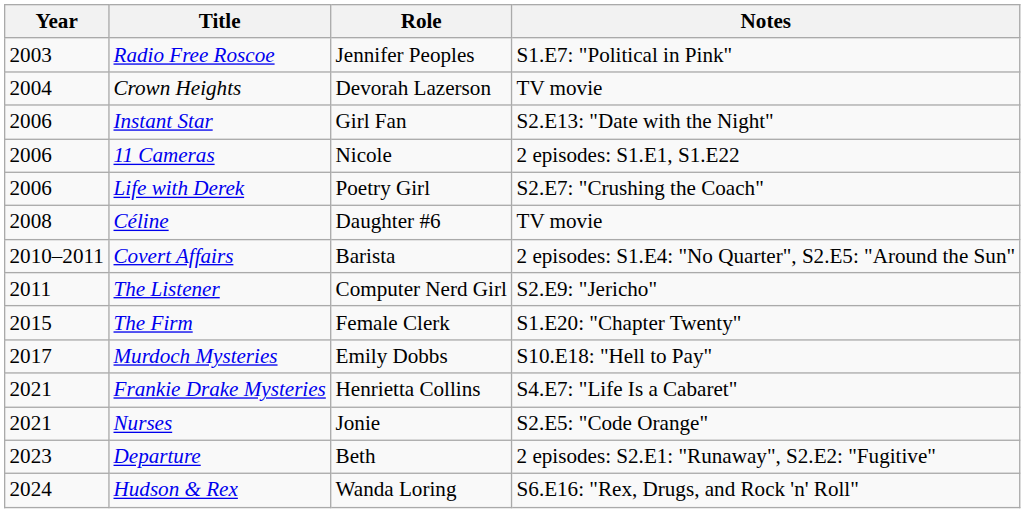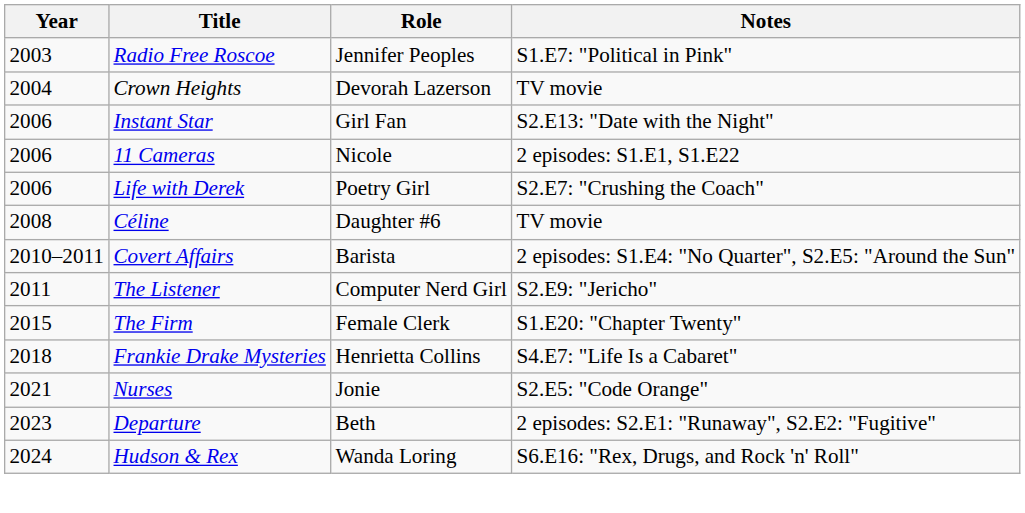- row: (196, 356)
(31, 389) 2021 -> (31, 356) 2018
